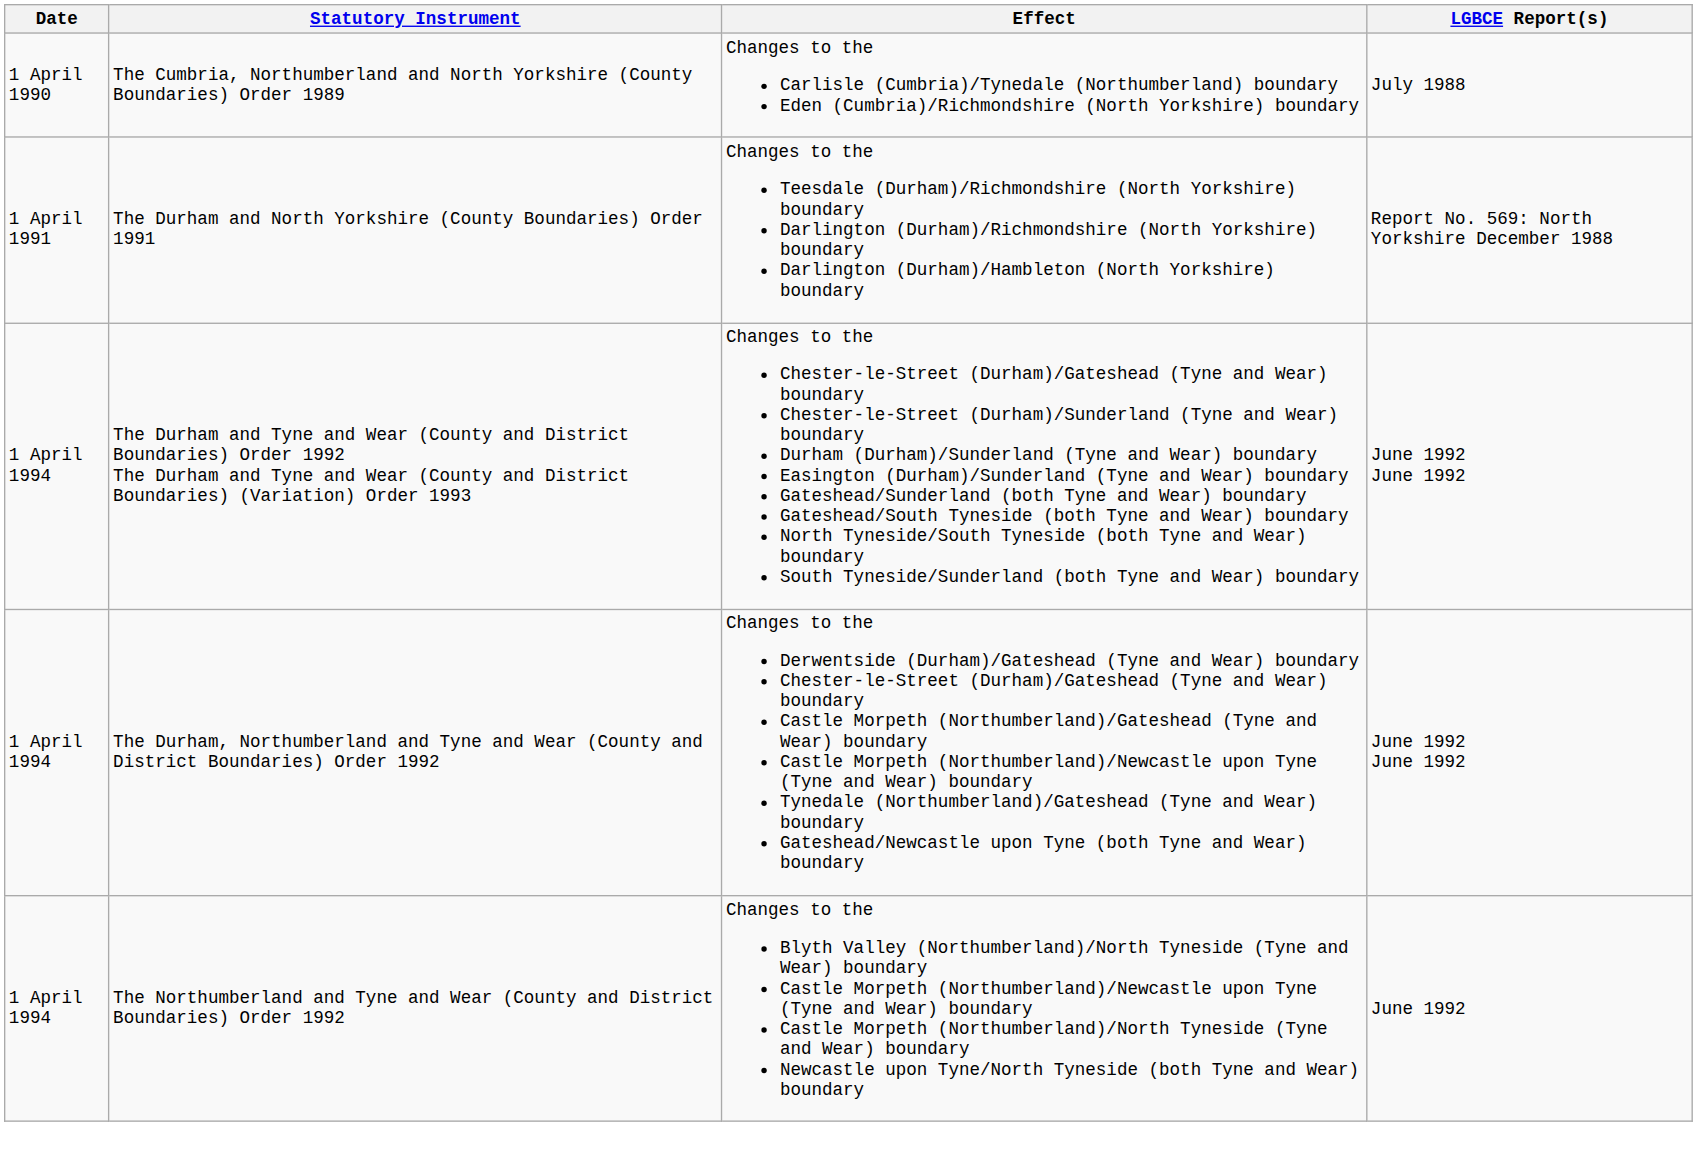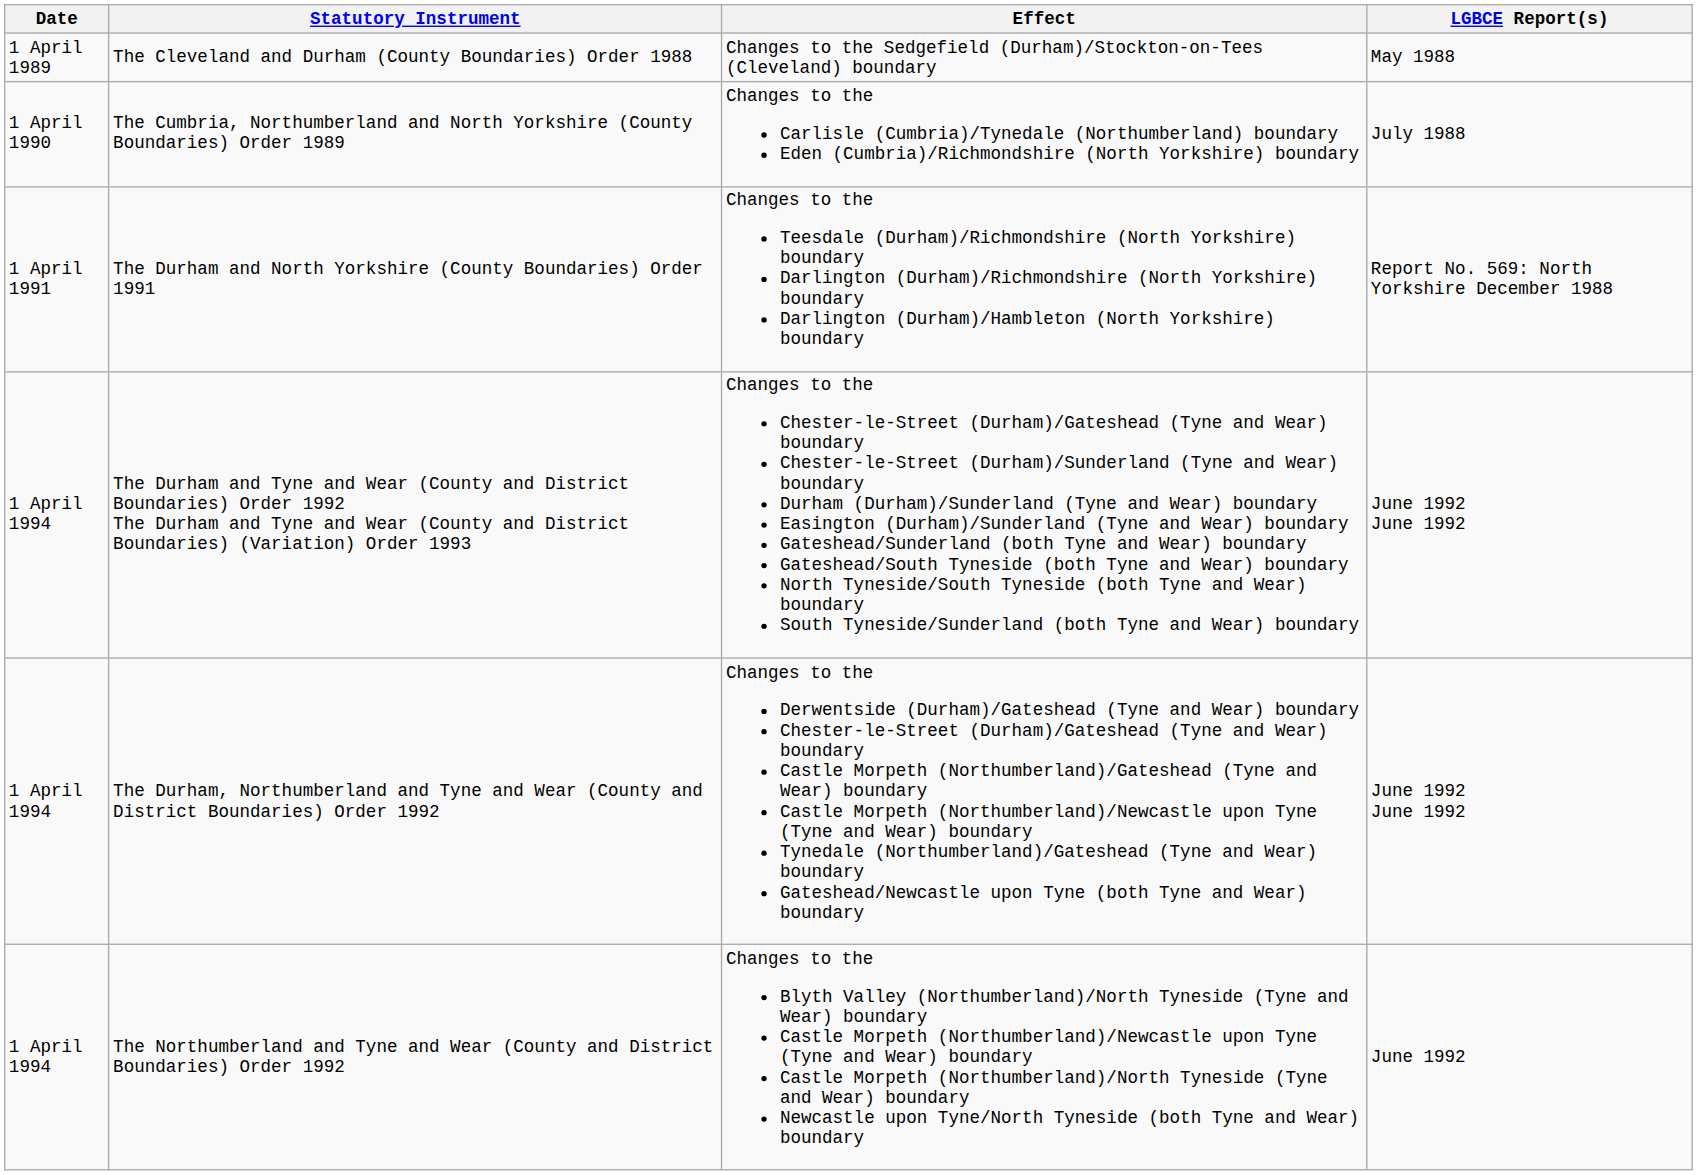+ row: (403, 58)
